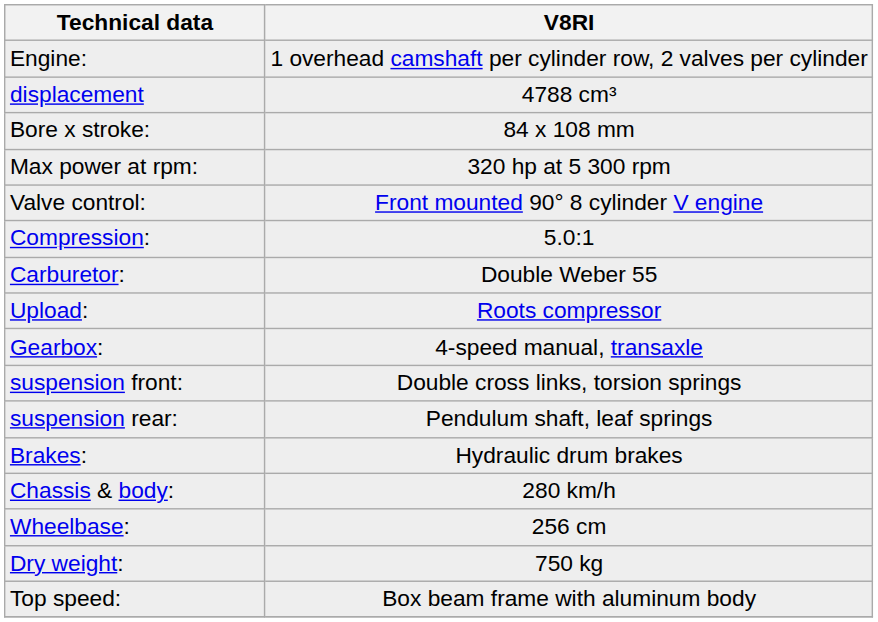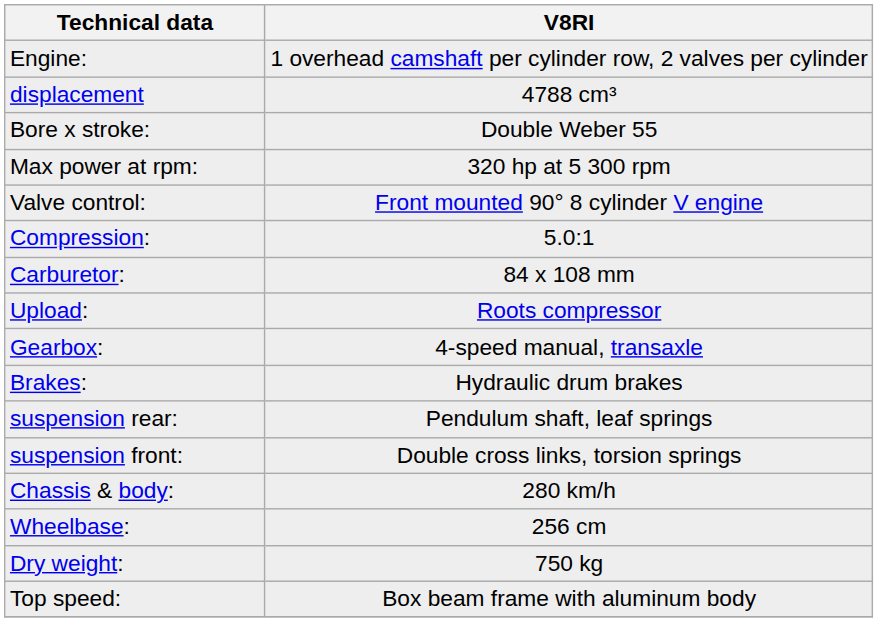(569, 130) 84 x 108 mm -> (569, 130) Double Weber 55
(569, 274) Double Weber 55 -> (569, 274) 84 x 108 mm
rows swapped: (100, 382) <-> (52, 454)
